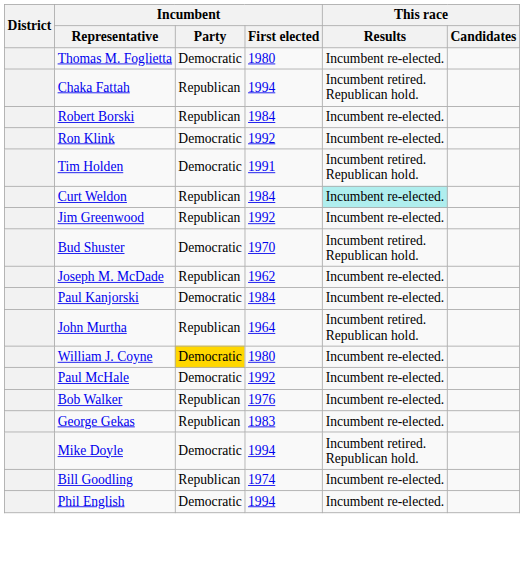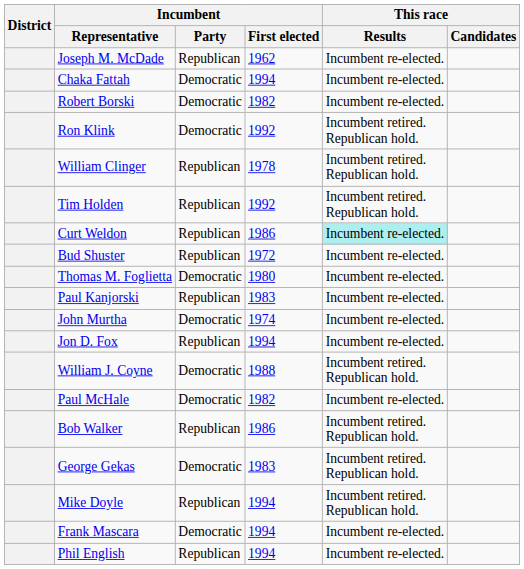rows swapped: (115, 58) <-> (111, 276)
(209, 87) Republican -> (210, 79) Democratic
(376, 87) Incumbent retired. Republican hold. -> (385, 79) Incumbent re-elected.
(209, 116) Republican -> (210, 101) Democratic
(262, 116) 1984 -> (262, 101) 1982
(385, 138) Incumbent re-elected. -> (376, 130) Incumbent retired. Republican hold.
+ row: (102, 167)
(210, 167) Democratic -> (209, 204) Republican
(262, 167) 1991 -> (262, 204) 1992
(262, 196) 1984 -> (262, 233) 1986
- row: (101, 218)
(210, 247) Democratic -> (209, 255) Republican
(262, 247) 1970 -> (262, 255) 1972
(376, 247) Incumbent retired. Republican hold. -> (385, 255) Incumbent re-elected.
(210, 298) Democratic -> (209, 298) Republican
(262, 298) 1984 -> (262, 298) 1983
(209, 327) Republican -> (210, 320) Democratic
(262, 327) 1964 -> (262, 320) 1974
(376, 327) Incumbent retired. Republican hold. -> (385, 320) Incumbent re-elected.
+ row: (88, 341)
(210, 356) gold background -> (210, 370) no background
(262, 356) 1980 -> (262, 370) 1988
(385, 356) Incumbent re-elected. -> (376, 370) Incumbent retired. Republican hold.
(262, 378) 1992 -> (262, 400) 1982
(262, 400) 1976 -> (262, 429) 1986
(385, 400) Incumbent re-elected. -> (376, 429) Incumbent retired. Republican hold.
(209, 421) Republican -> (210, 466) Democratic
(385, 421) Incumbent re-elected. -> (376, 466) Incumbent retired. Republican hold.
(210, 450) Democratic -> (209, 502) Republican
- row: (95, 480)
+ row: (98, 532)
(210, 501) Democratic -> (209, 553) Republican
